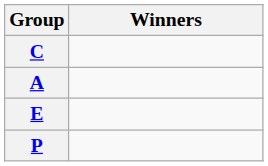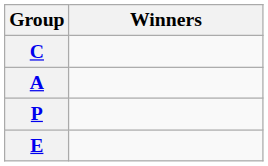rows swapped: (37, 144) <-> (37, 113)
